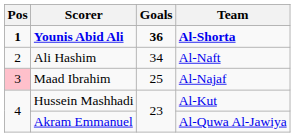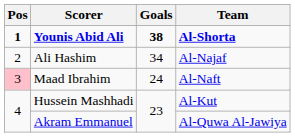(156, 36) 36 -> (156, 36) 38
(200, 57) Al-Naft -> (203, 57) Al-Najaf
(156, 79) 25 -> (156, 79) 24
(203, 79) Al-Najaf -> (200, 79) Al-Naft
